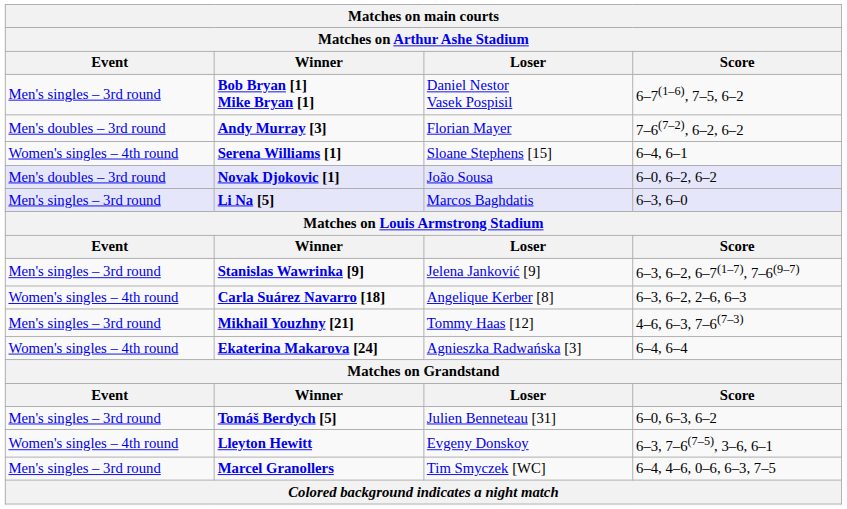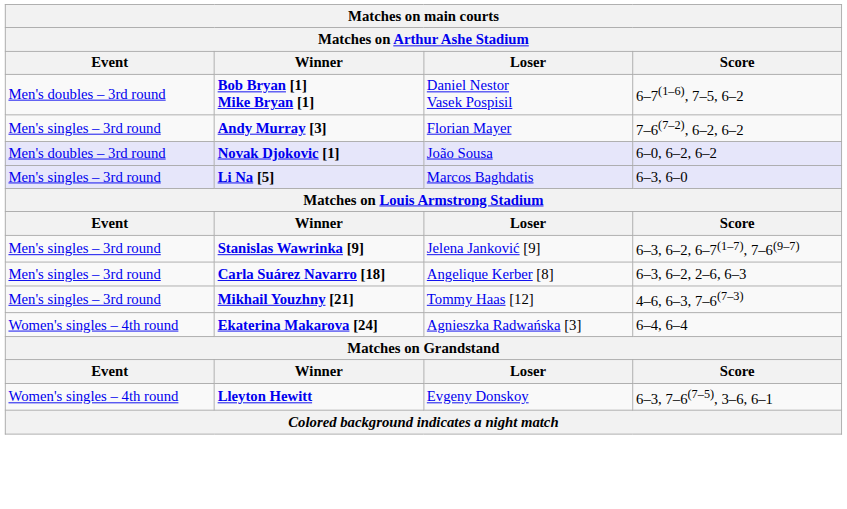(85, 94) Men's singles – 3rd round -> (87, 94) Men's doubles – 3rd round
(87, 128) Men's doubles – 3rd round -> (85, 128) Men's singles – 3rd round
- row: (279, 153)
(93, 297) Women's singles – 4th round -> (85, 274) Men's singles – 3rd round
- row: (277, 418)
- row: (276, 468)
